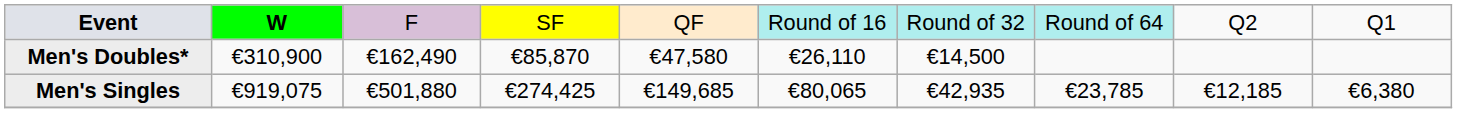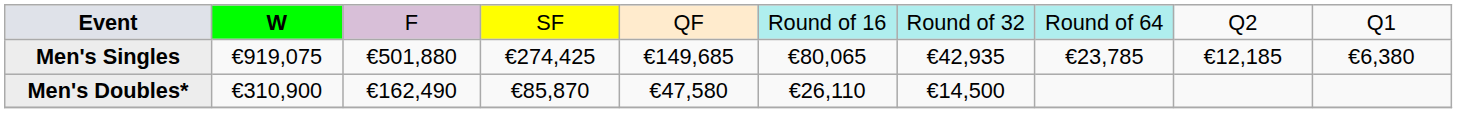rows swapped: (108, 91) <-> (108, 57)
